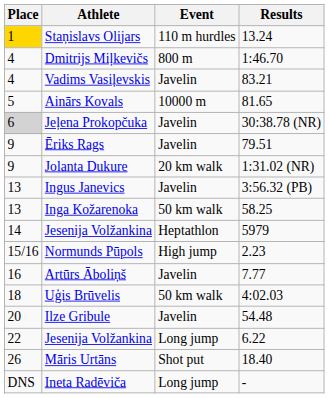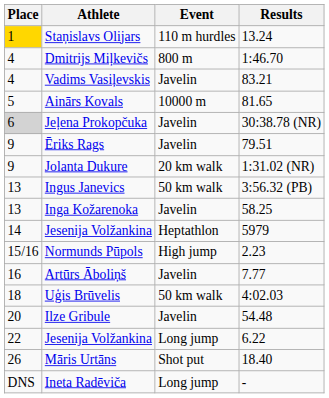(177, 187) Javelin -> (190, 187) 50 km walk
(190, 209) 50 km walk -> (177, 209) Javelin
